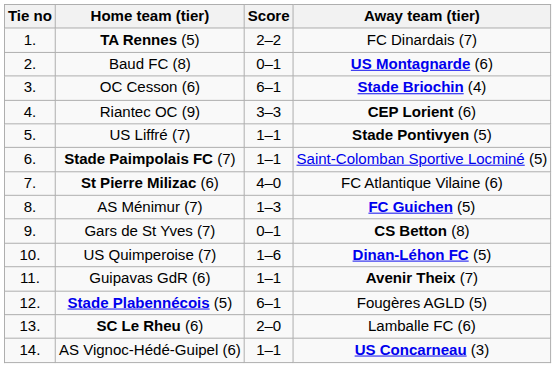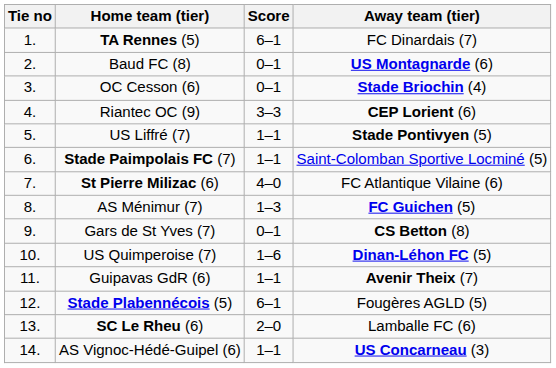(269, 40) 2–2 -> (269, 40) 6–1
(269, 87) 6–1 -> (269, 87) 0–1
